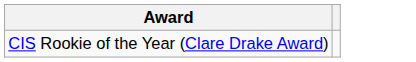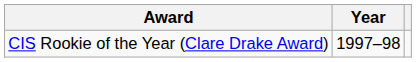+ column: (368, 17)
